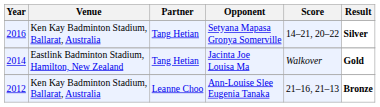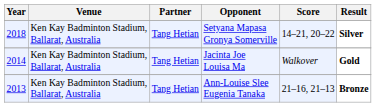(16, 34) 2016 -> (16, 34) 2018
(87, 61) Eastlink Badminton Stadium, Hamilton, New Zealand -> (89, 61) Ken Kay Badminton Stadium, Ballarat, Australia
(16, 89) 2012 -> (16, 89) 2013
(178, 89) Leanne Choo -> (175, 89) Tang Hetian
